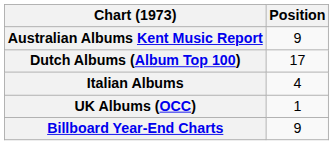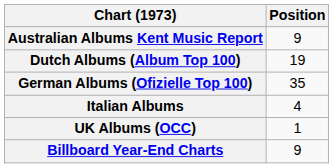(297, 60) 17 -> (297, 60) 19
+ row: (135, 83)
